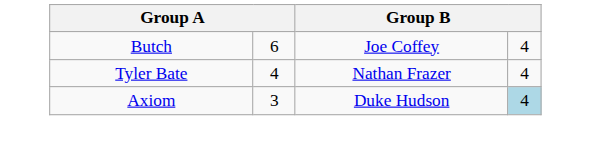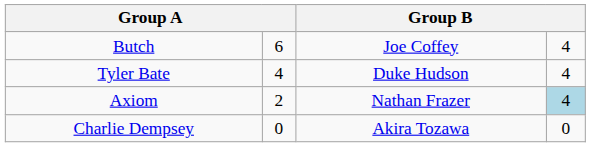(402, 73) Nathan Frazer -> (421, 73) Duke Hudson
(274, 100) 3 -> (279, 100) 2
(402, 100) Duke Hudson -> (421, 100) Nathan Frazer
+ row: (134, 127)
